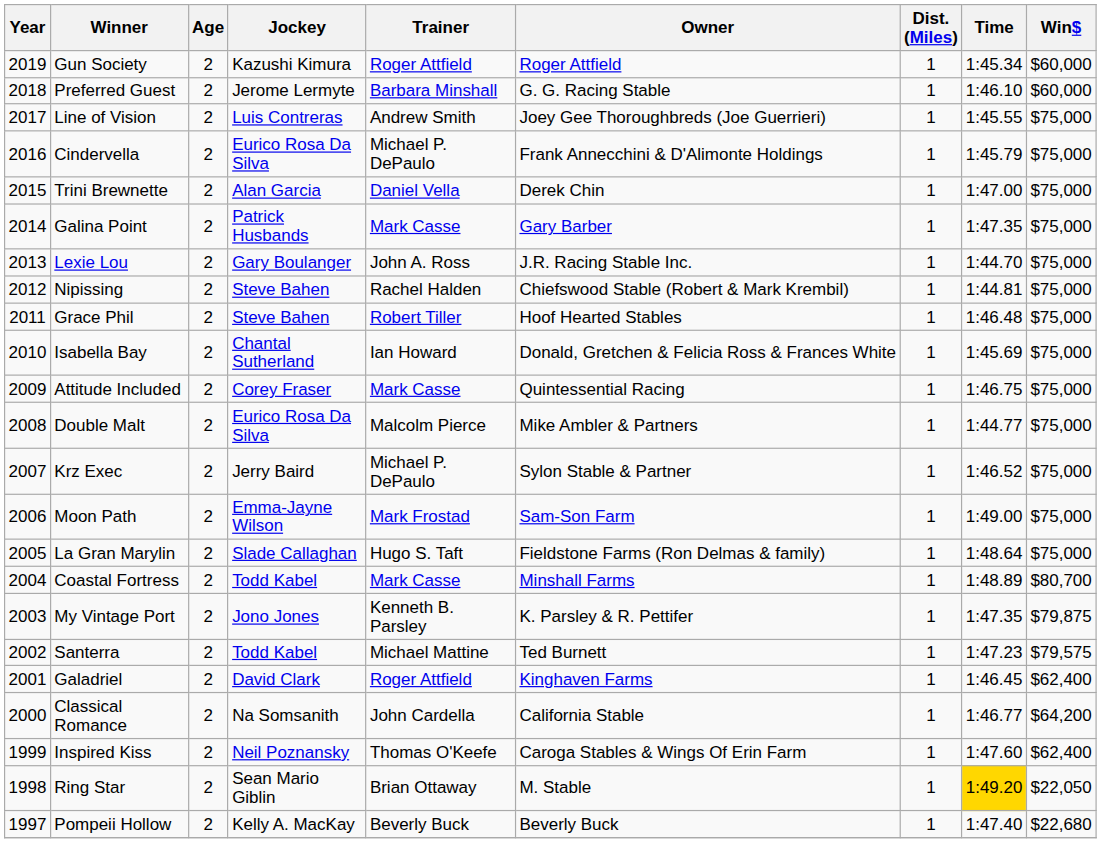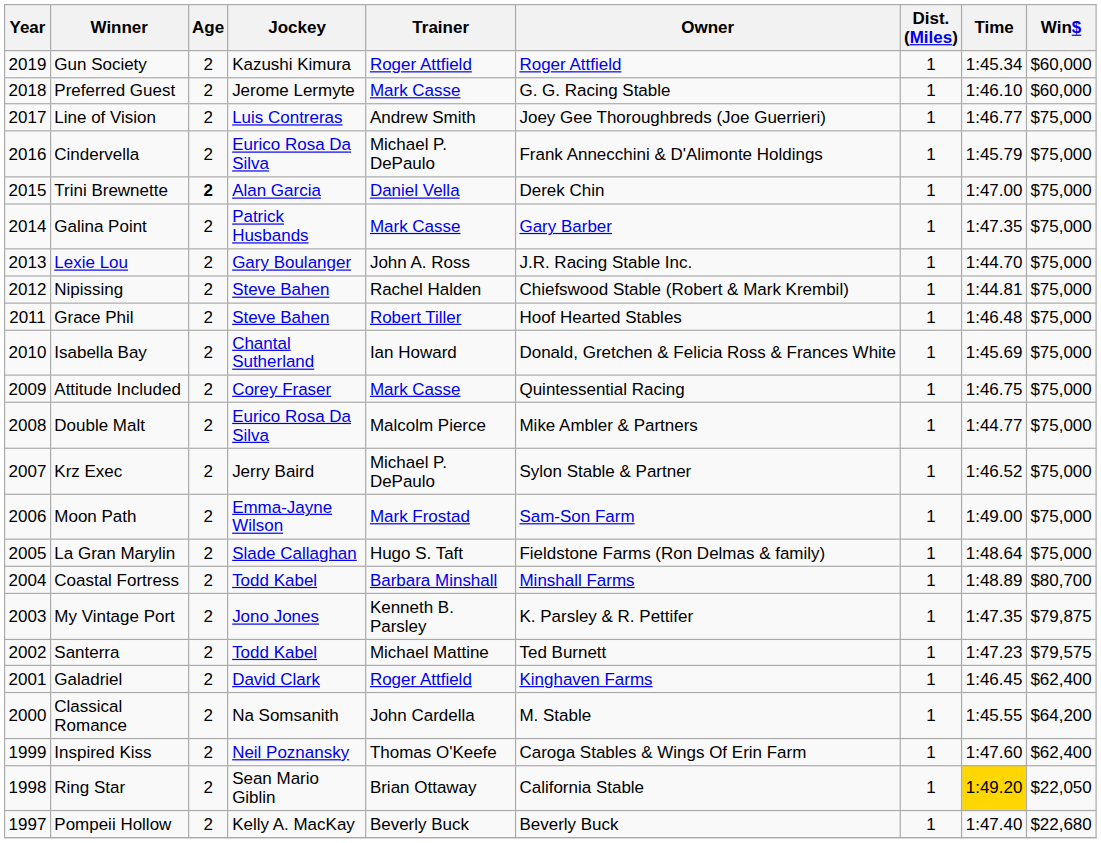(434, 91) Barbara Minshall -> (415, 91) Mark Casse
(994, 118) 1:45.55 -> (994, 118) 1:46.77
(208, 190) normal -> (208, 190) bold
(415, 580) Mark Casse -> (434, 580) Barbara Minshall
(582, 716) California Stable -> (555, 716) M. Stable
(994, 716) 1:46.77 -> (994, 716) 1:45.55
(555, 788) M. Stable -> (582, 788) California Stable
